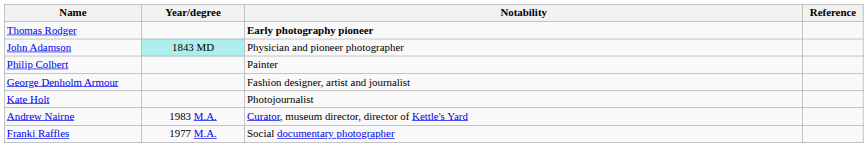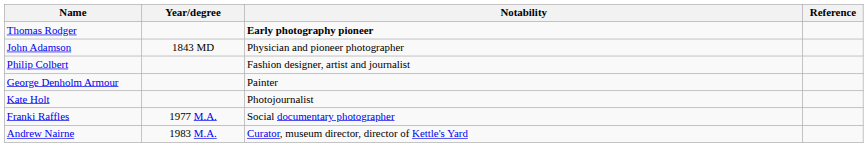(193, 47) paleturquoise background -> (193, 47) no background
(262, 64) Painter -> (329, 64) Fashion designer, artist and journalist
(329, 82) Fashion designer, artist and journalist -> (262, 82) Painter
rows swapped: (41, 116) <-> (38, 133)
